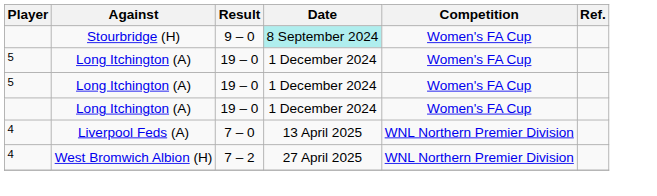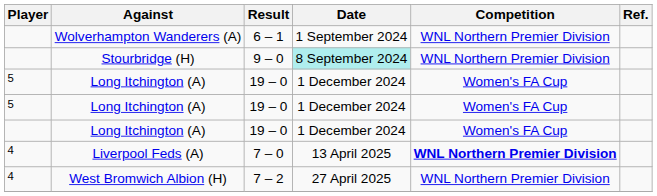+ row: (28, 37)
(479, 36) Women's FA Cup -> (515, 58) WNL Northern Premier Division
(479, 132) normal -> (515, 153) bold
